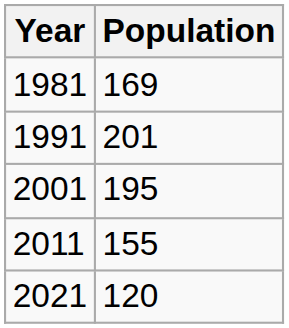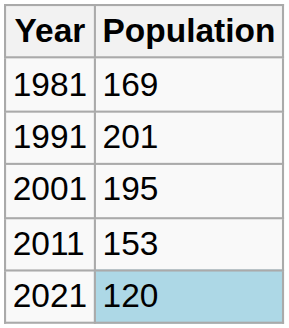(130, 243) 155 -> (130, 243) 153
(130, 296) no background -> (130, 296) lightblue background
